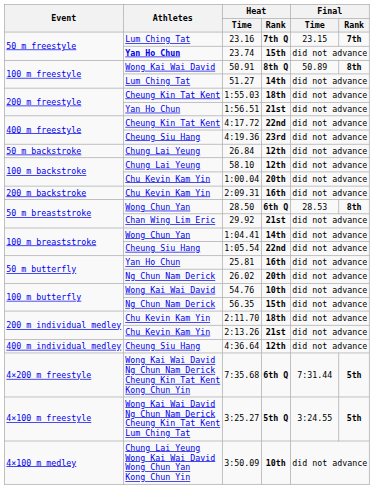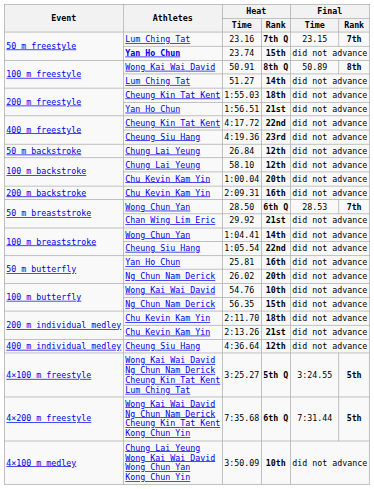(354, 206) 8th -> (354, 206) 7th
rows swapped: (242, 419) <-> (242, 375)
